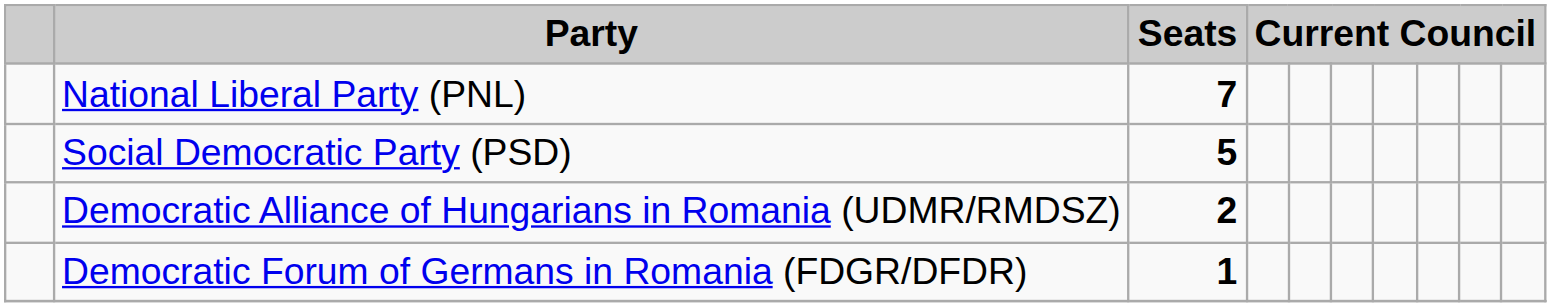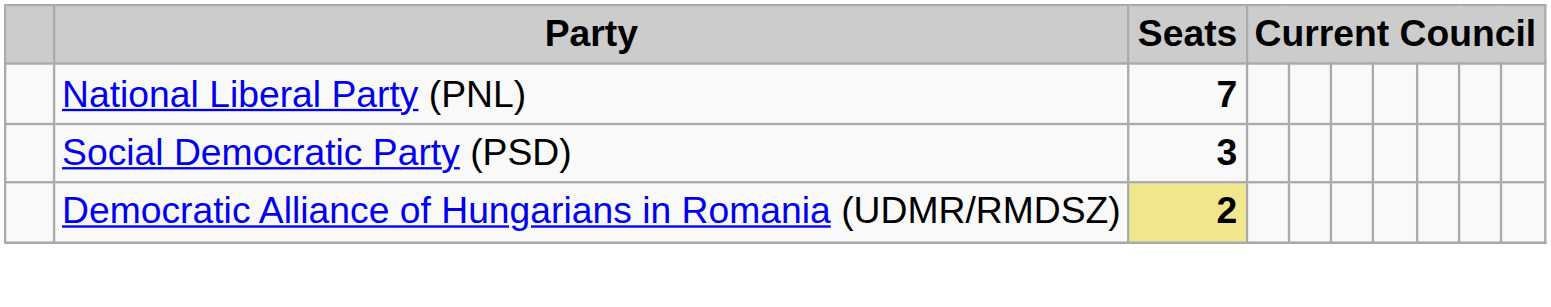(1227, 152) 5 -> (1227, 152) 3
(1227, 211) no background -> (1227, 211) khaki background
- row: (545, 270)
